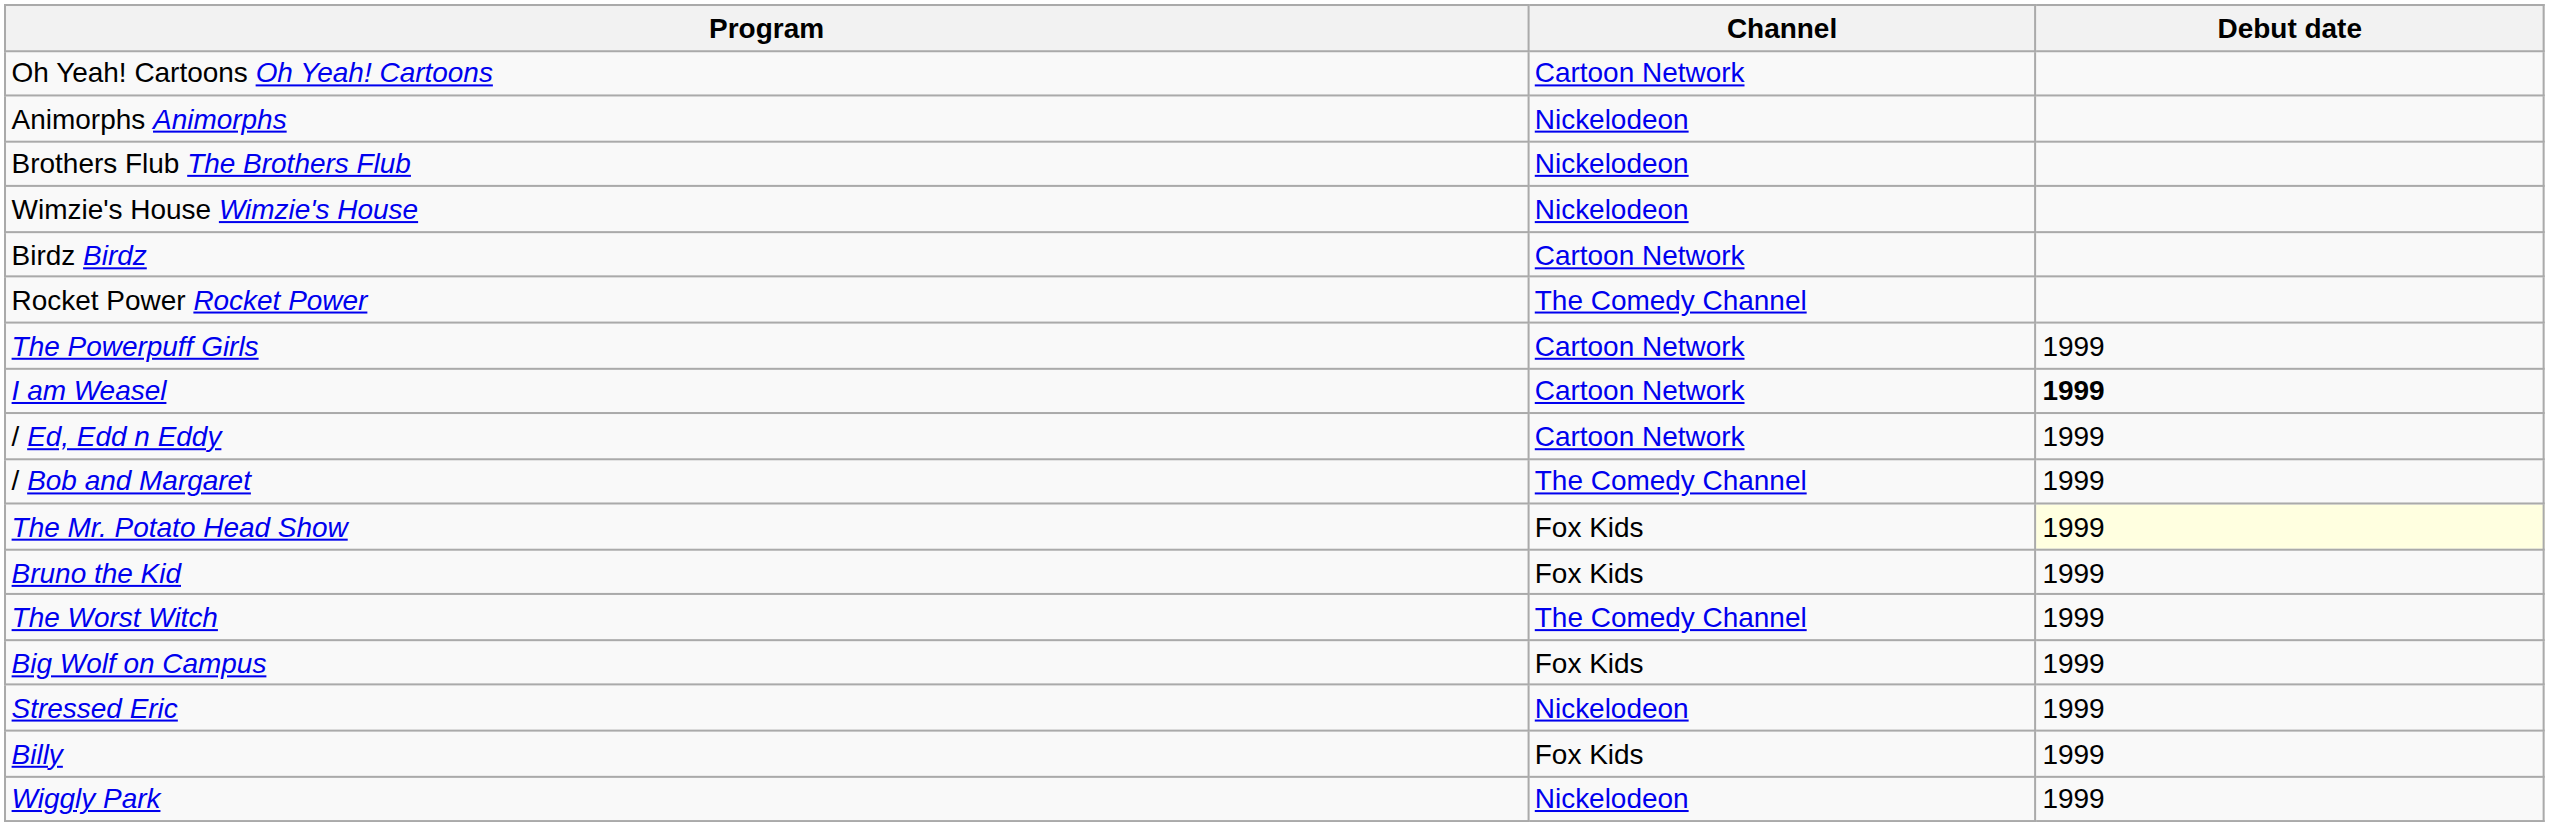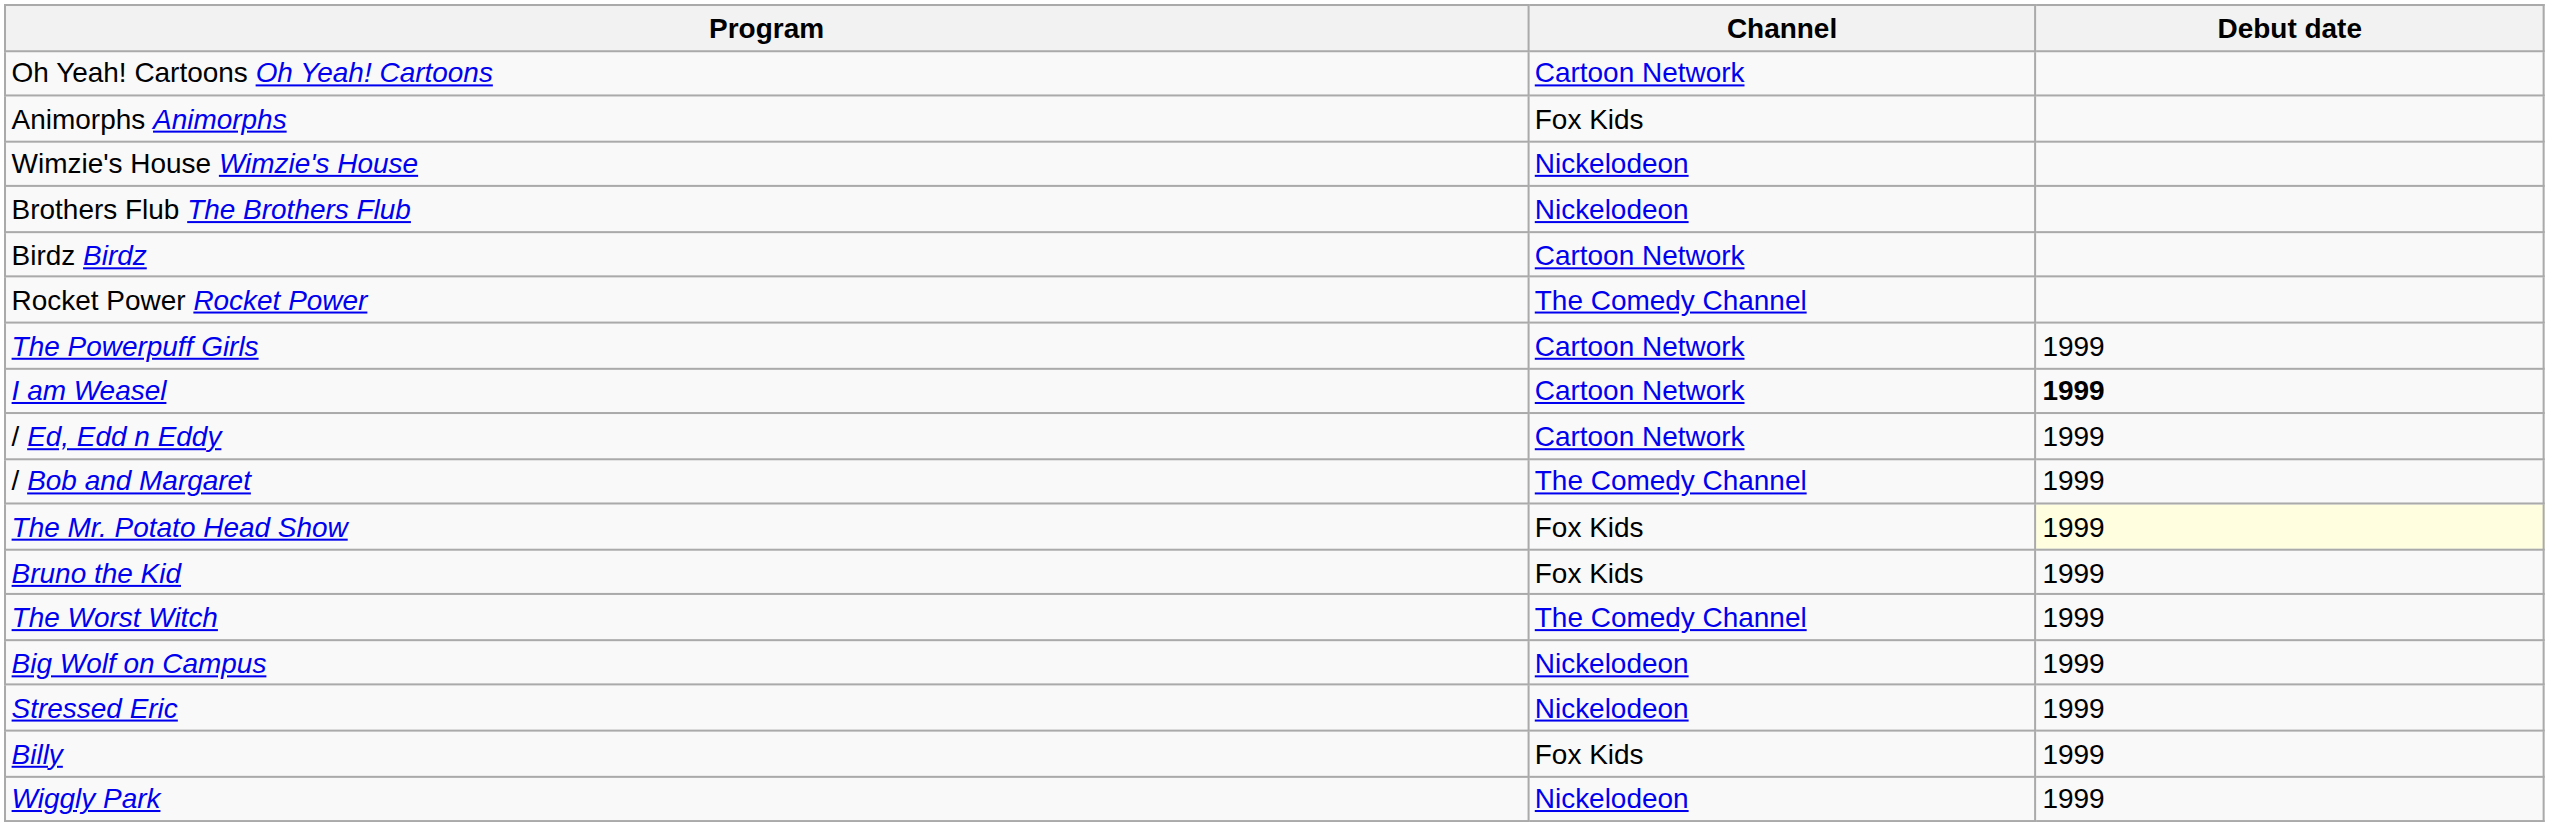(1612, 118) Nickelodeon -> (1589, 118) Fox Kids
rows swapped: (211, 164) <-> (215, 209)
(1589, 662) Fox Kids -> (1612, 662) Nickelodeon
